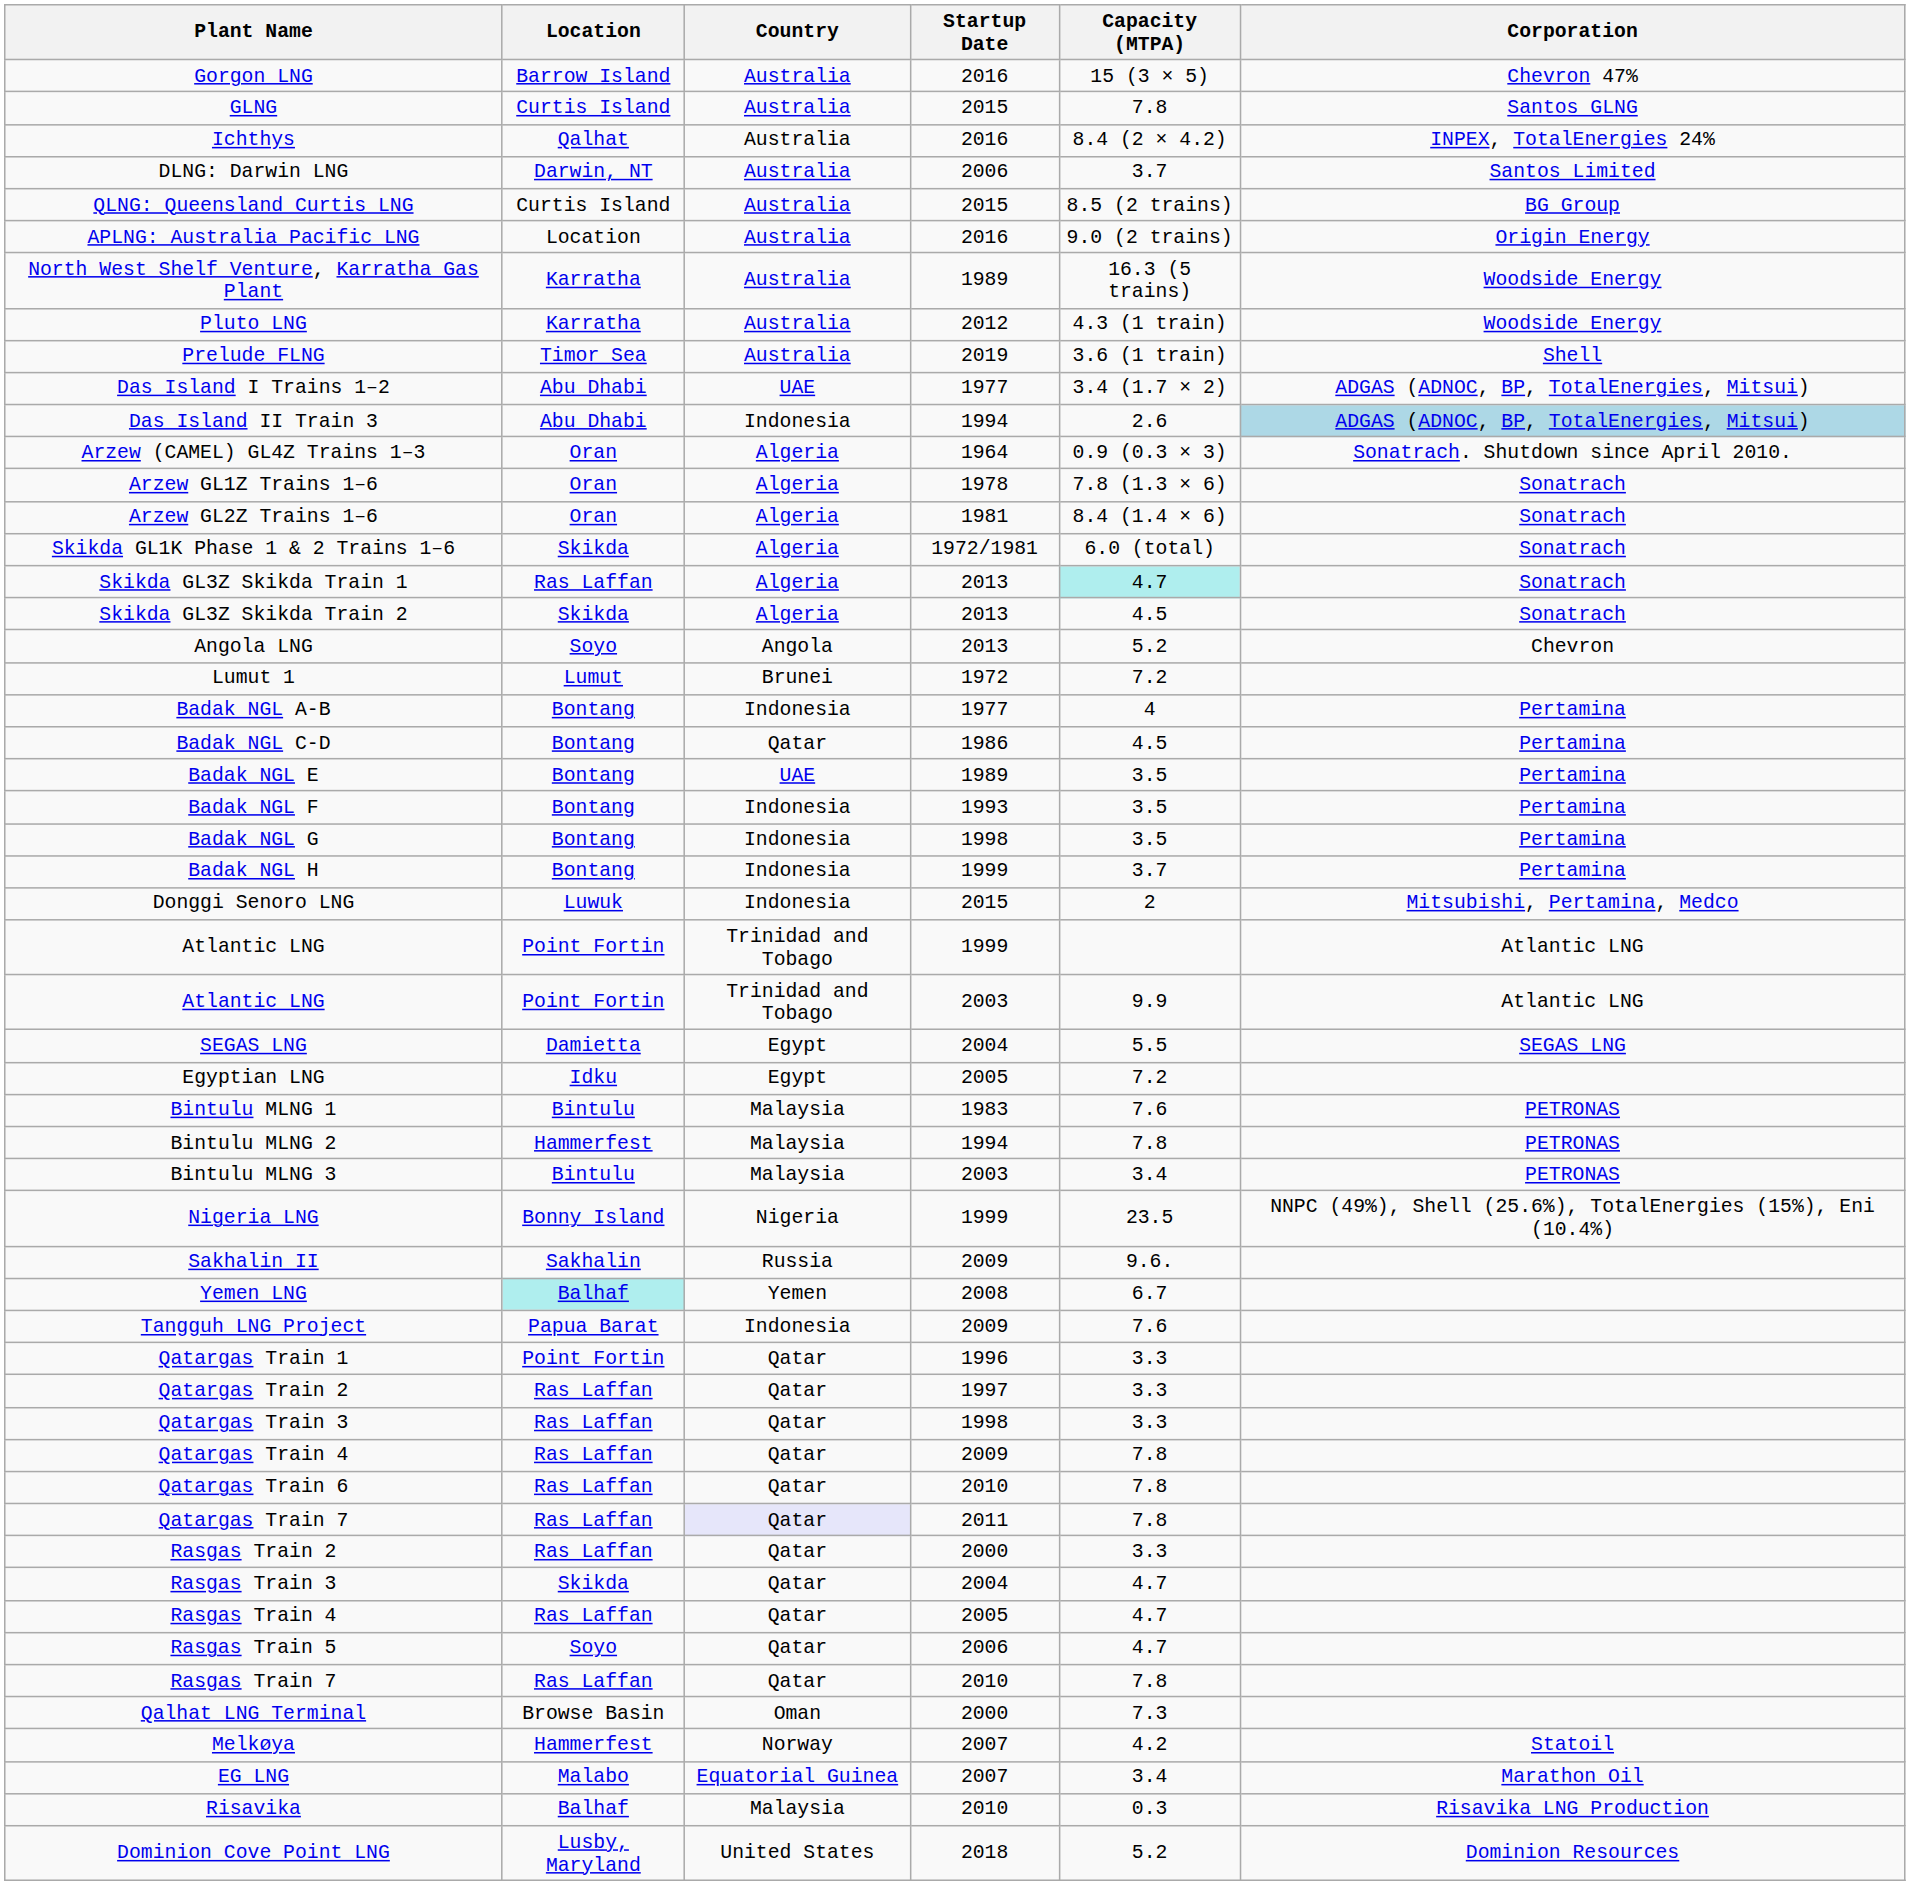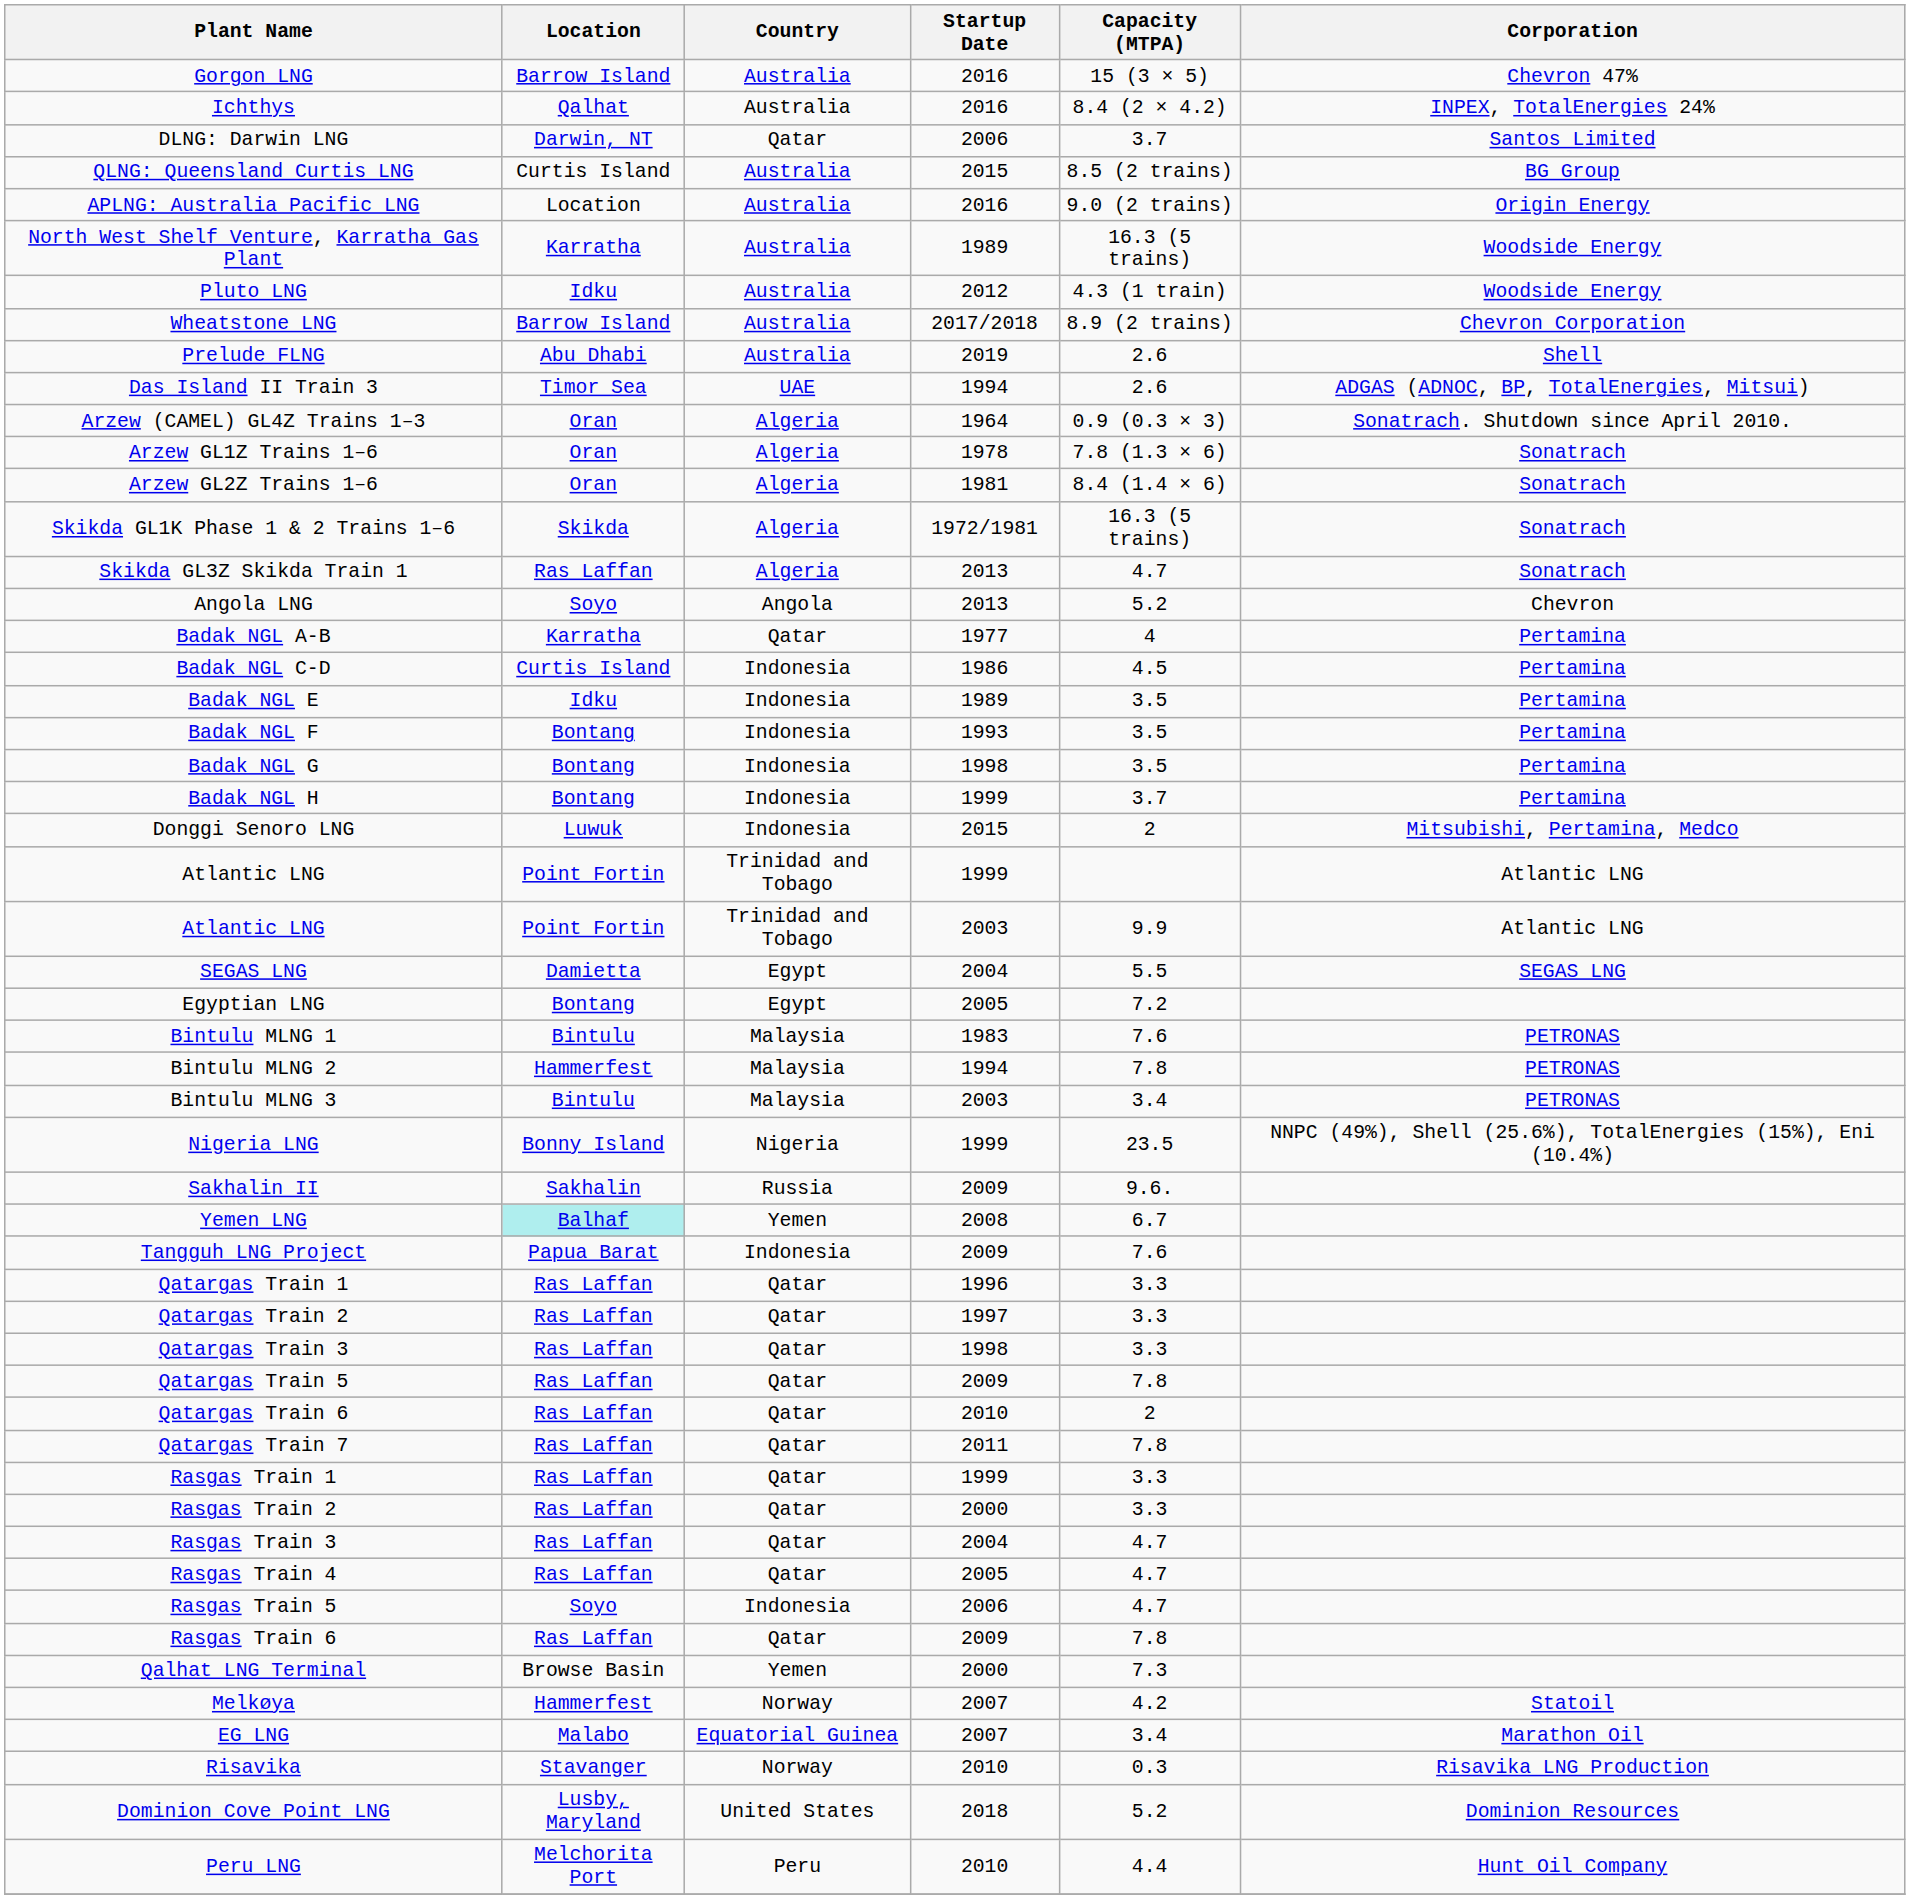- row: (253, 108)
(797, 172) Australia -> (797, 140) Qatar
(593, 324) Karratha -> (593, 292) Idku
+ row: (253, 324)
(593, 356) Timor Sea -> (593, 356) Abu Dhabi
(1150, 356) 3.6 (1 train) -> (1150, 356) 2.6
- row: (253, 389)
(593, 421) Abu Dhabi -> (593, 389) Timor Sea
(797, 421) Indonesia -> (797, 389) UAE
(1573, 421) lightblue background -> (1573, 389) no background
(1150, 550) 6.0 (total) -> (1150, 529) 16.3 (5 trains)
(1150, 582) paleturquoise background -> (1150, 572) no background
- row: (253, 614)
- row: (253, 678)
(593, 711) Bontang -> (593, 637) Karratha
(797, 711) Indonesia -> (797, 637) Qatar
(593, 743) Bontang -> (593, 669) Curtis Island
(797, 743) Qatar -> (797, 669) Indonesia
(593, 775) Bontang -> (593, 701) Idku
(797, 775) UAE -> (797, 701) Indonesia
(593, 1078) Idku -> (593, 1004) Bontang
(593, 1359) Point Fortin -> (593, 1285) Ras Laffan
- row: (253, 1455)
+ row: (253, 1381)
(1150, 1487) 7.8 -> (1150, 1414) 2
(797, 1520) lavender background -> (797, 1446) no background
+ row: (253, 1478)
(593, 1584) Skikda -> (593, 1542) Ras Laffan
(797, 1648) Qatar -> (797, 1607) Indonesia
+ row: (253, 1639)
- row: (253, 1681)
(797, 1713) Oman -> (797, 1671) Yemen
(593, 1810) Balhaf -> (593, 1768) Stavanger
(797, 1810) Malaysia -> (797, 1768) Norway
+ row: (253, 1867)
